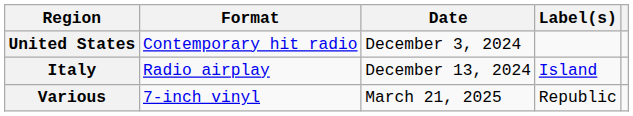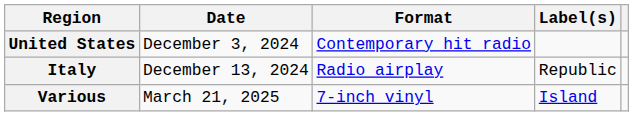columns swapped: (448, 18) <-> (250, 18)
(568, 71) Island -> (578, 71) Republic
(578, 97) Republic -> (568, 97) Island
